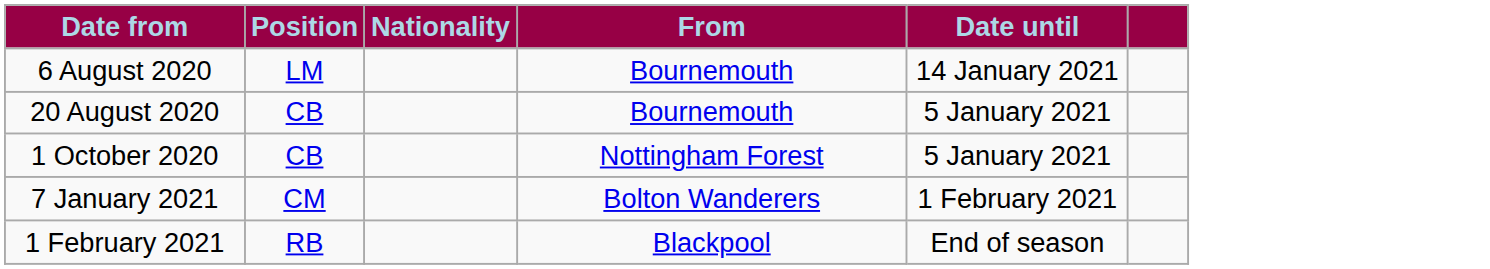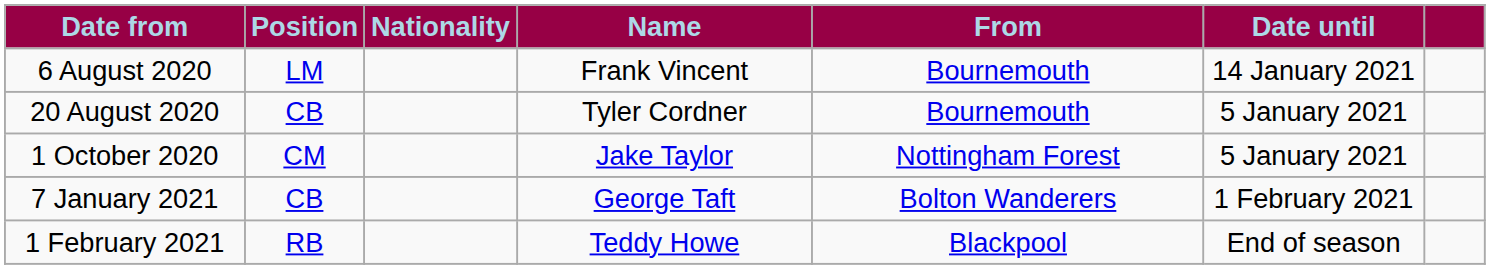+ column: (664, 27)
(305, 156) CB -> (305, 156) CM
(305, 199) CM -> (305, 199) CB
